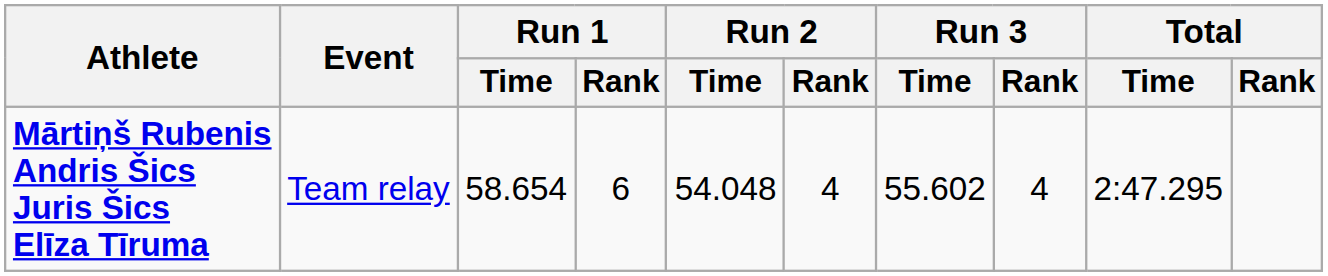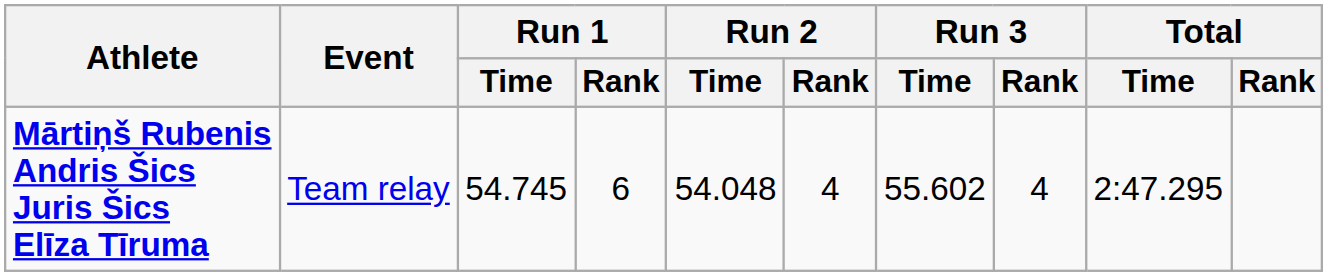(516, 189) 58.654 -> (516, 189) 54.745
